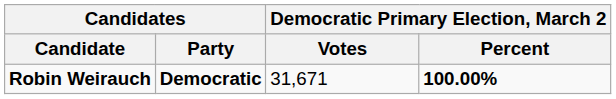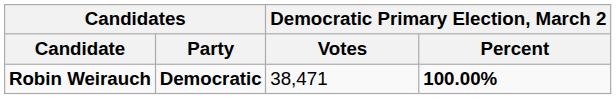(299, 78) 31,671 -> (299, 78) 38,471
